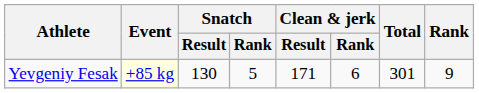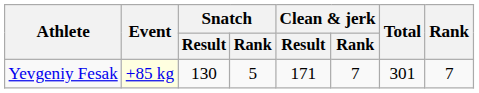(355, 74) 6 -> (355, 74) 7
(449, 74) 9 -> (449, 74) 7
